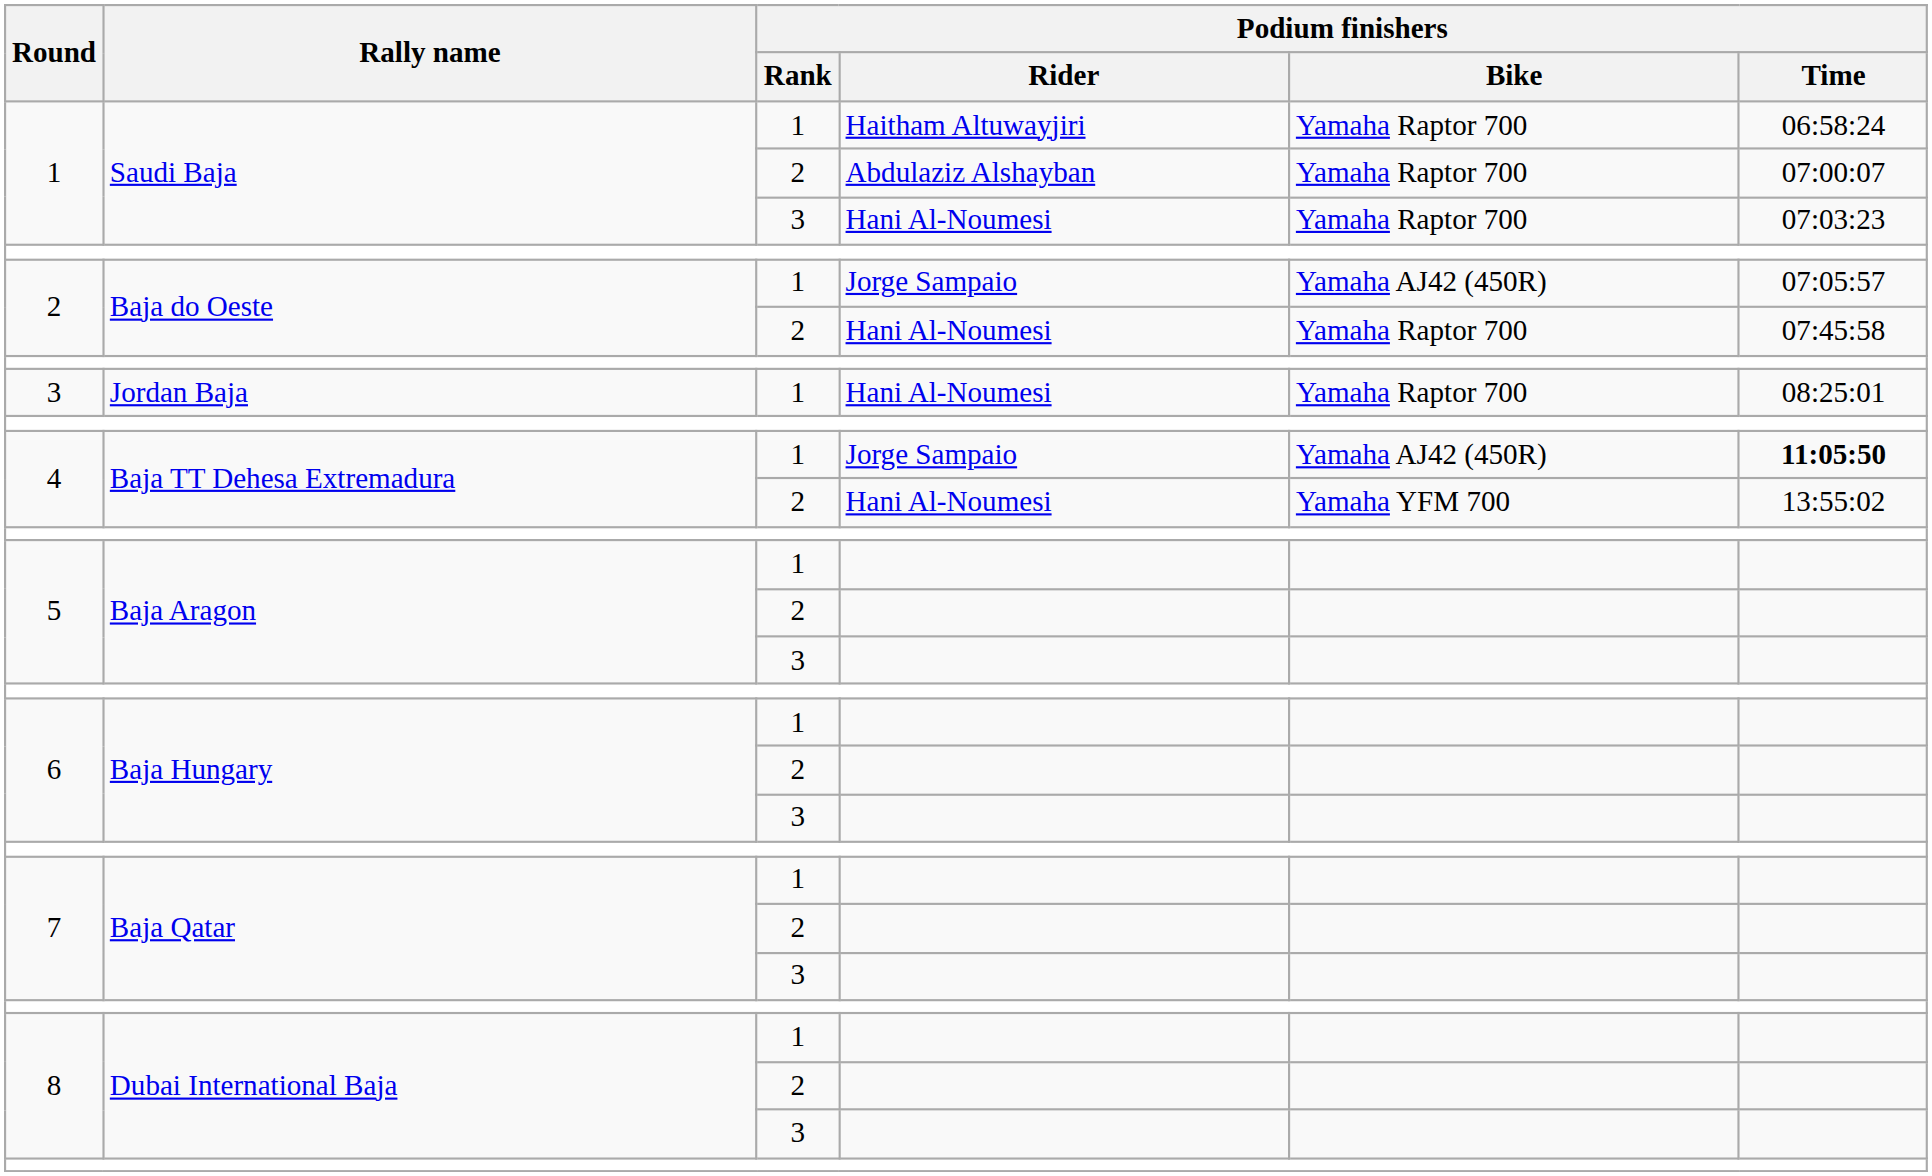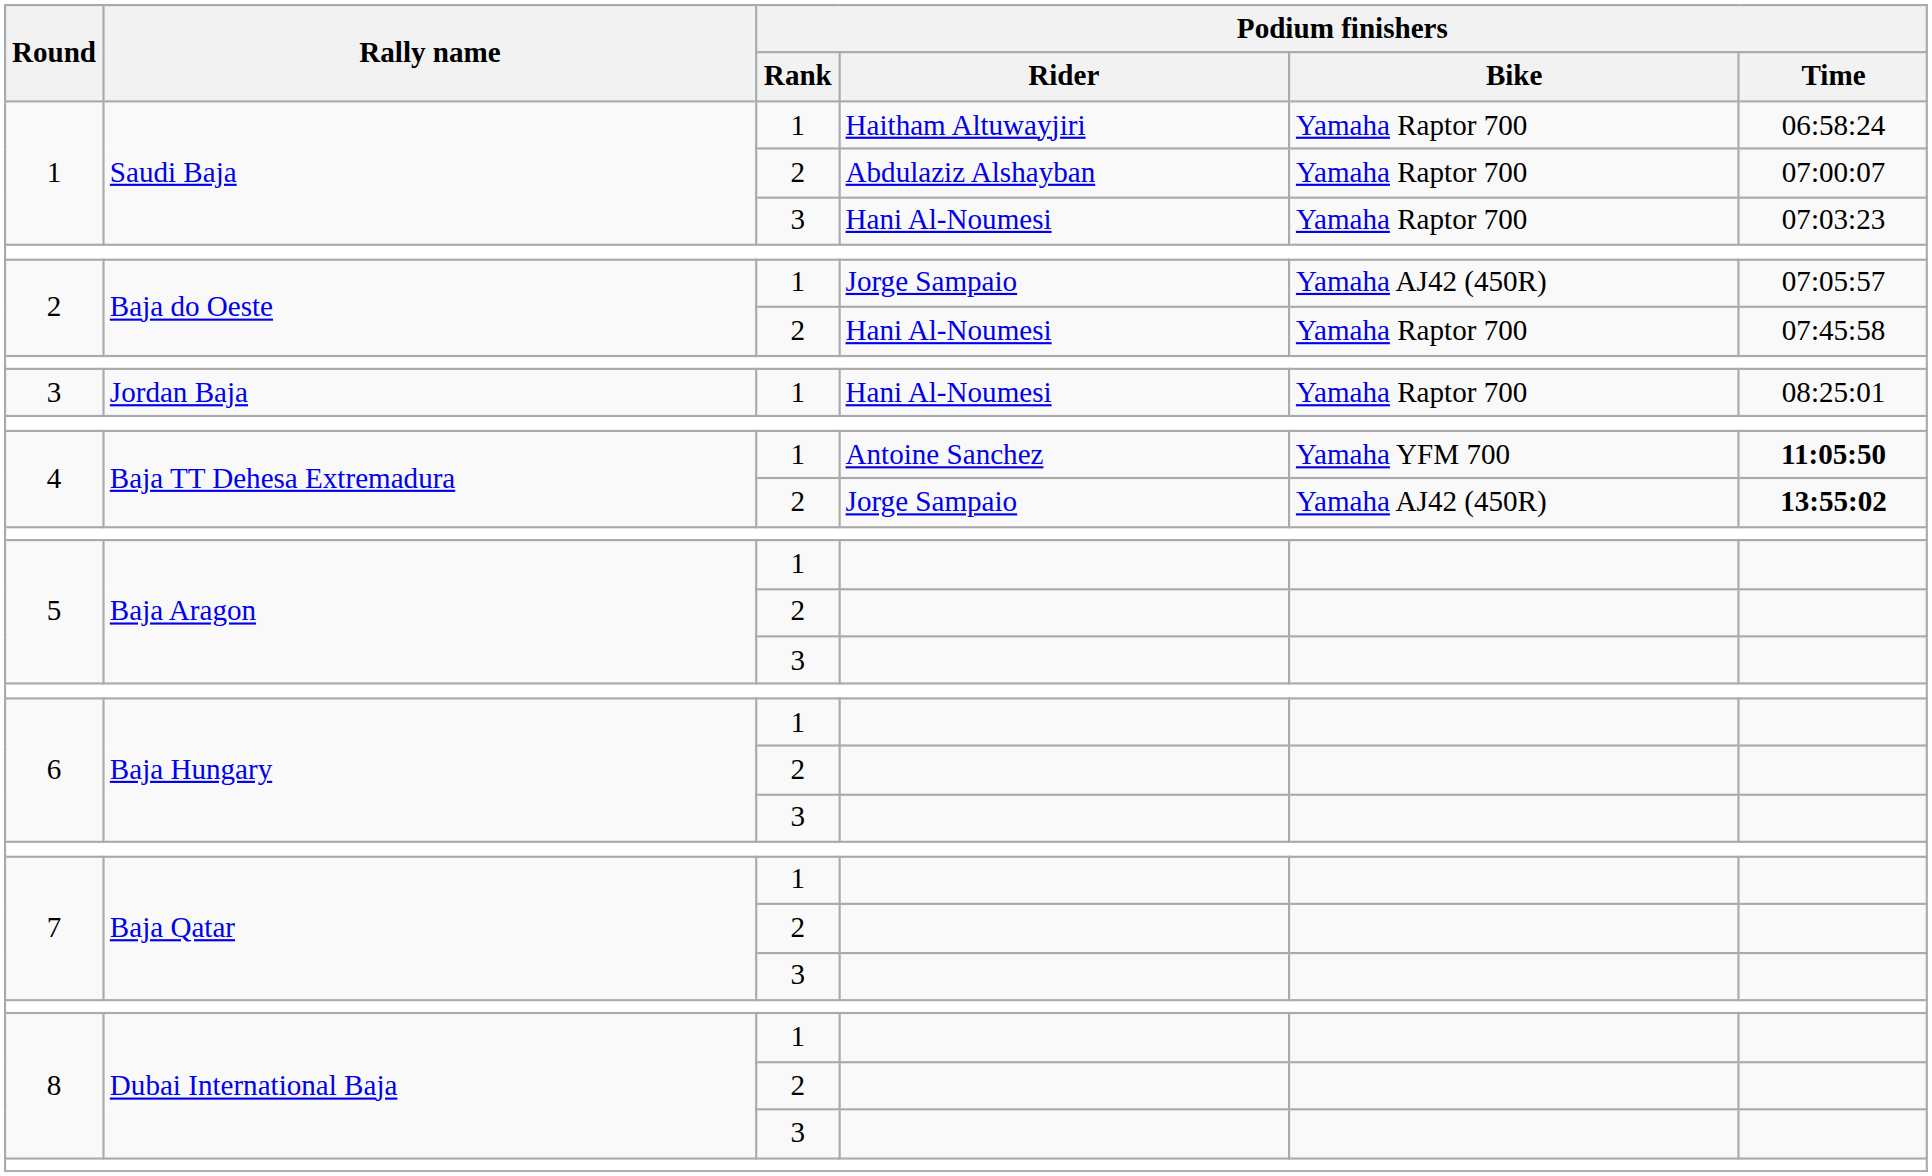(931, 453) Jorge Sampaio -> (945, 453) Antoine Sanchez
(1421, 453) Yamaha AJ42 (450R) -> (1403, 453) Yamaha YFM 700
(949, 501) Hani Al-Noumesi -> (931, 501) Jorge Sampaio
(1403, 501) Yamaha YFM 700 -> (1421, 501) Yamaha AJ42 (450R)
(1834, 501) normal -> (1834, 501) bold
